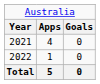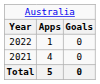rows swapped: (20, 42) <-> (20, 57)
